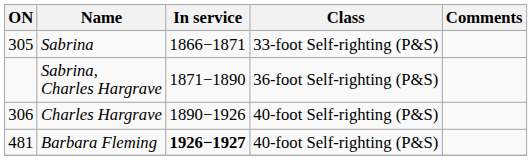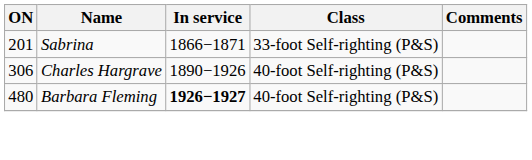(21, 44) 305 -> (21, 44) 201
- row: (101, 79)
(21, 141) 481 -> (21, 96) 480
